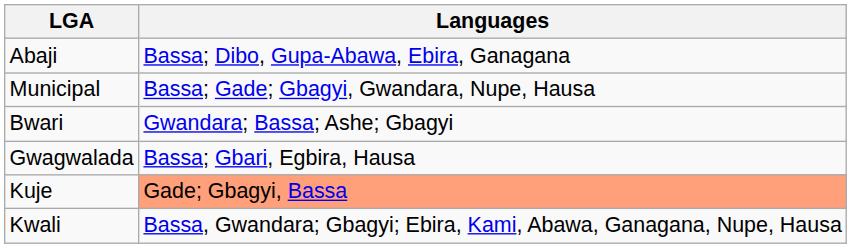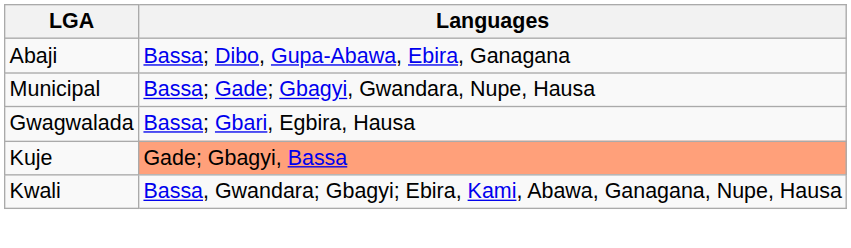- row: (36, 123)
